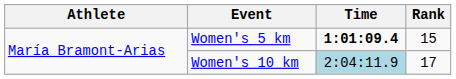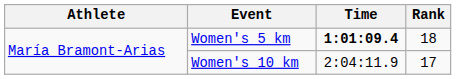(429, 39) 15 -> (429, 39) 18
(361, 62) lightblue background -> (361, 62) no background
